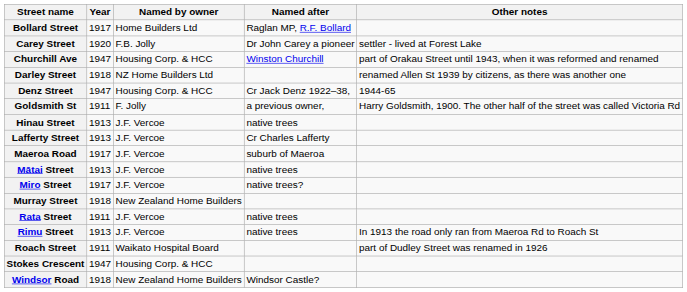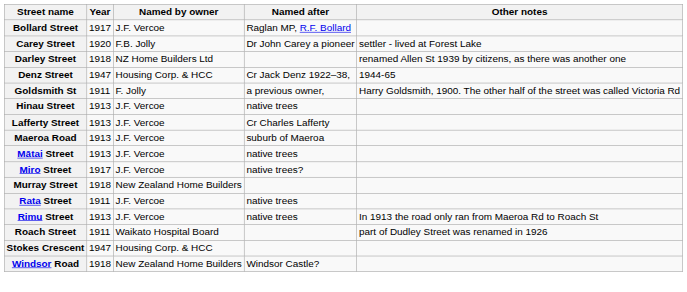(156, 28) Home Builders Ltd -> (140, 28) J.F. Vercoe
- row: (45, 59)
(100, 153) 1917 -> (100, 138) 1913
